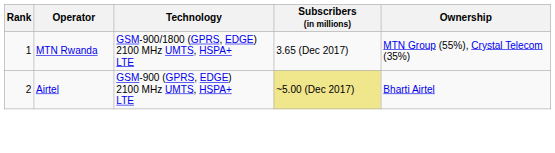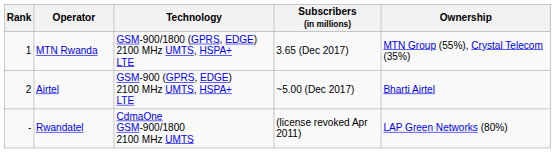(315, 89) khaki background -> (315, 89) no background
+ row: (60, 128)
